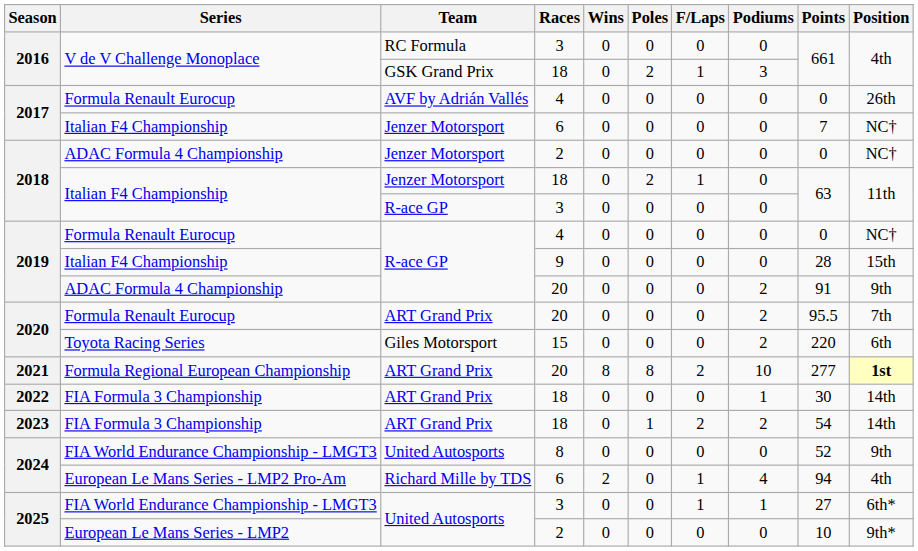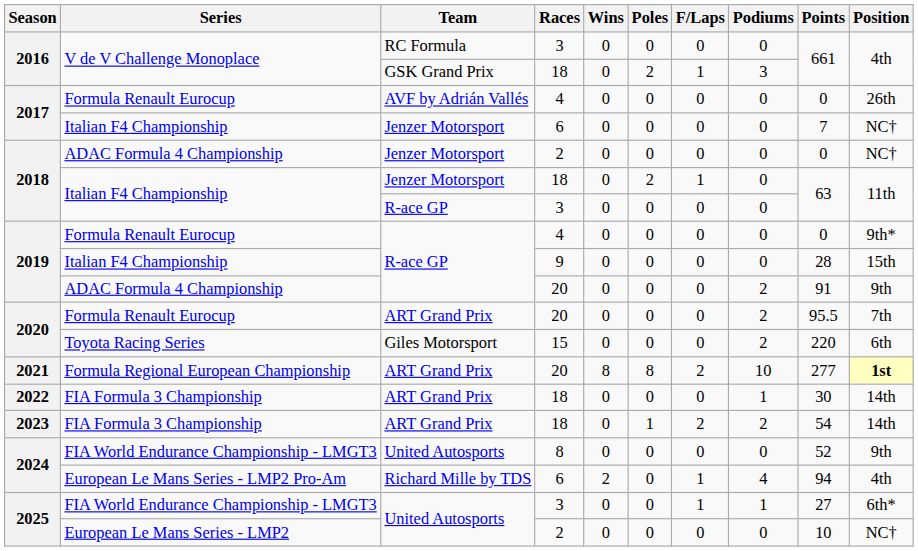(881, 235) NC† -> (881, 235) 9th*
(881, 532) 9th* -> (881, 532) NC†
